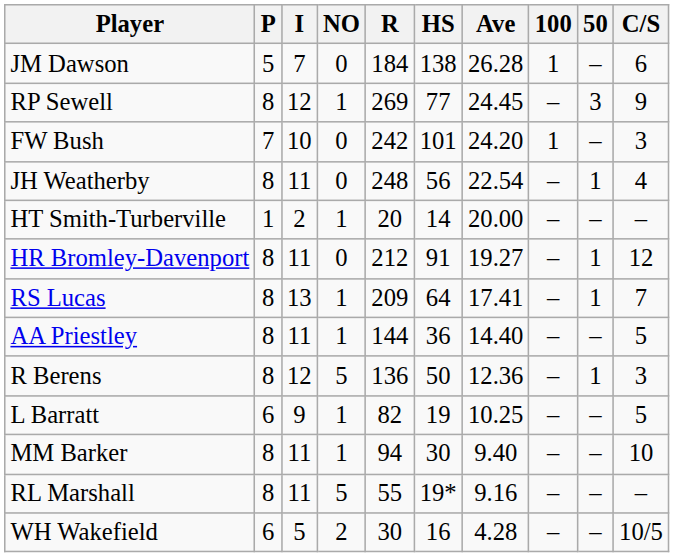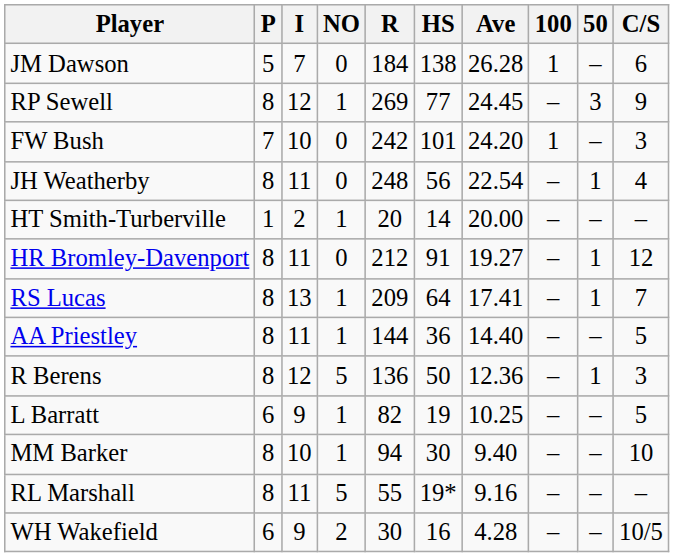(299, 453) 11 -> (299, 453) 10
(299, 532) 5 -> (299, 532) 9
